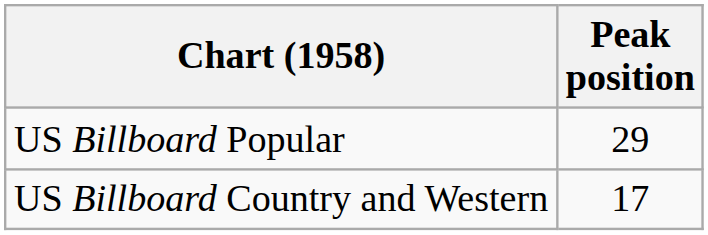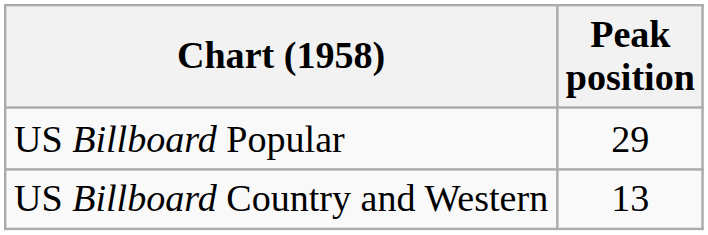(630, 198) 17 -> (630, 198) 13
